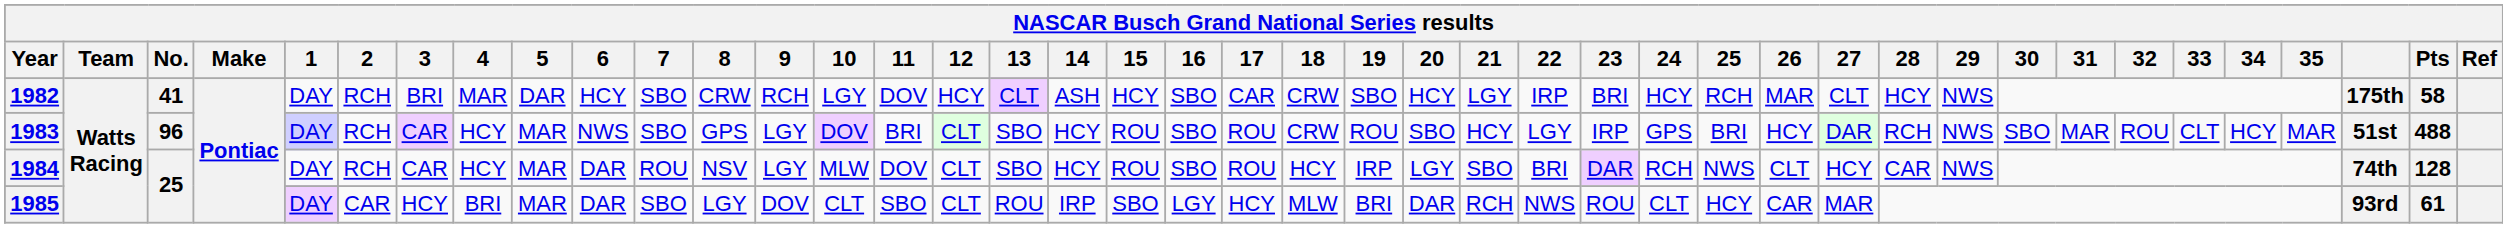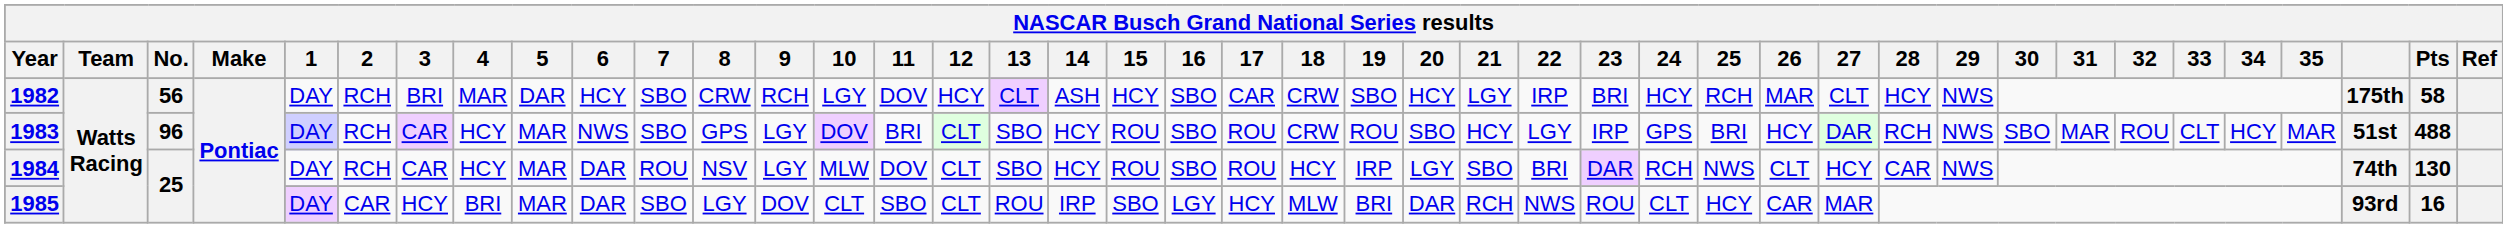(171, 95) 41 -> (171, 95) 56
(2433, 168) 128 -> (2433, 168) 130
(2433, 204) 61 -> (2433, 204) 16
